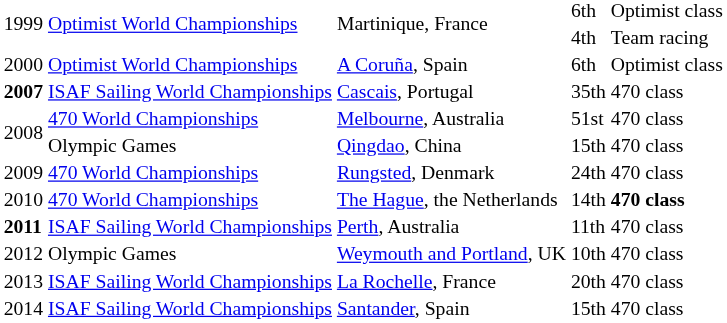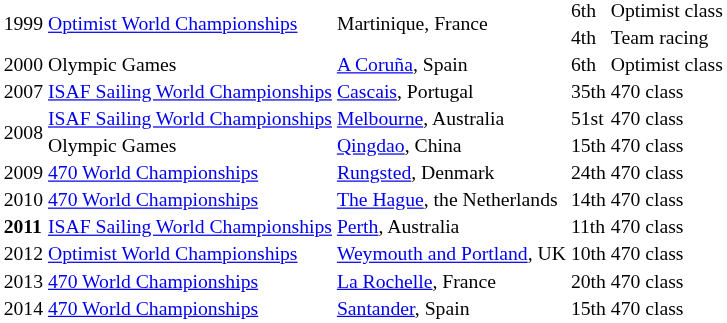(173, 64) Optimist World Championships -> (112, 64) Olympic Games
(23, 91) bold -> (23, 91) normal
(153, 118) 470 World Championships -> (190, 118) ISAF Sailing World Championships
(648, 200) bold -> (647, 200) normal
(112, 254) Olympic Games -> (173, 254) Optimist World Championships
(190, 281) ISAF Sailing World Championships -> (153, 281) 470 World Championships
(190, 308) ISAF Sailing World Championships -> (153, 308) 470 World Championships
